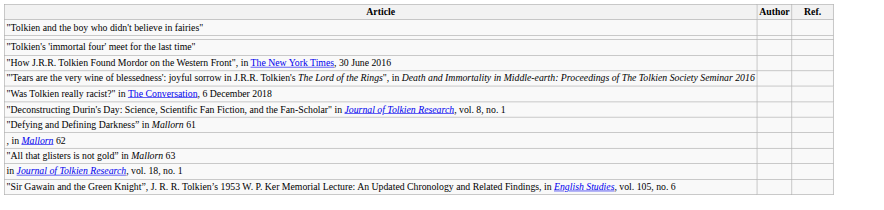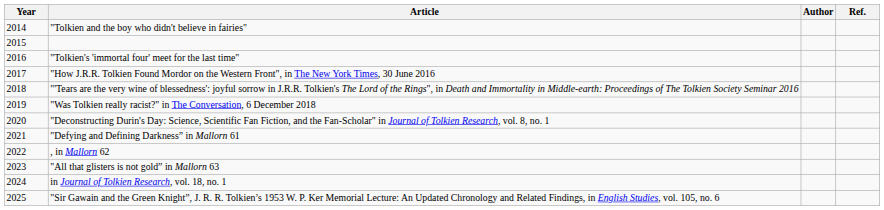+ column: (26, 12)
